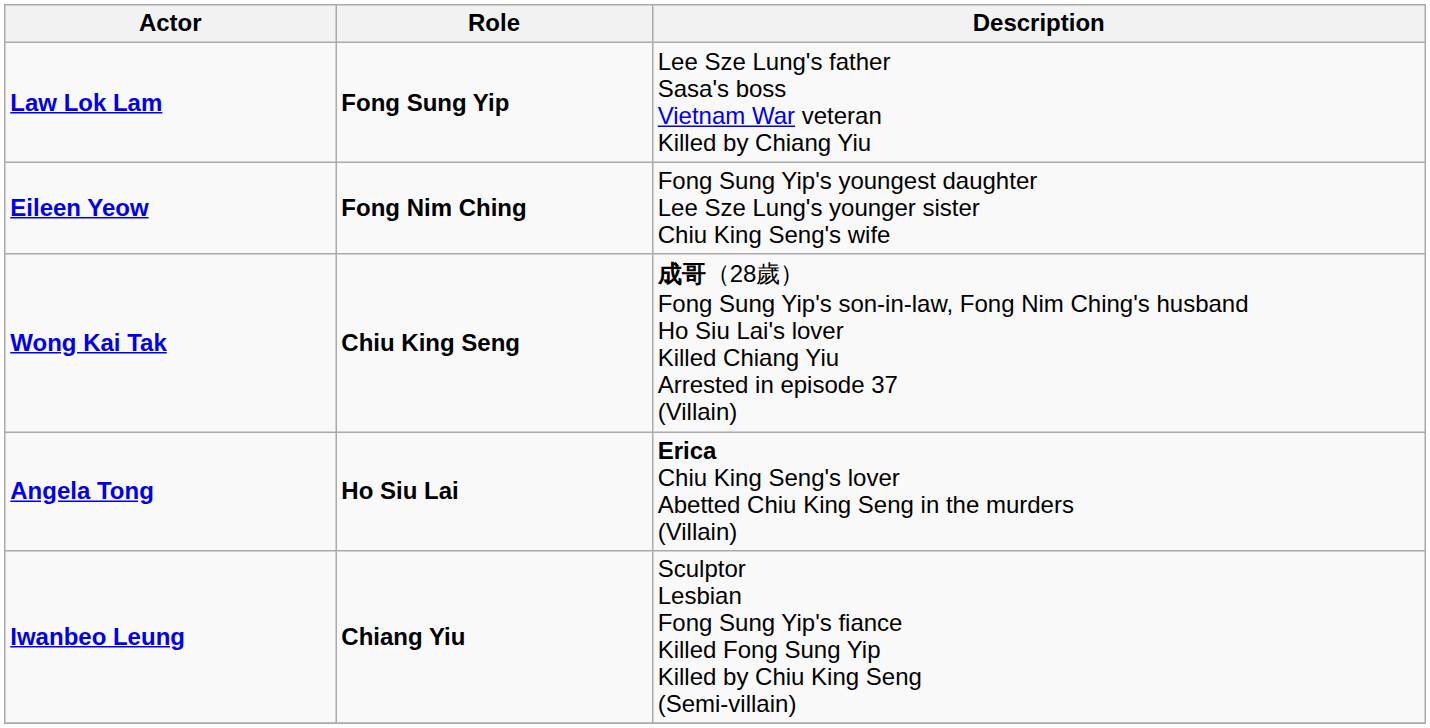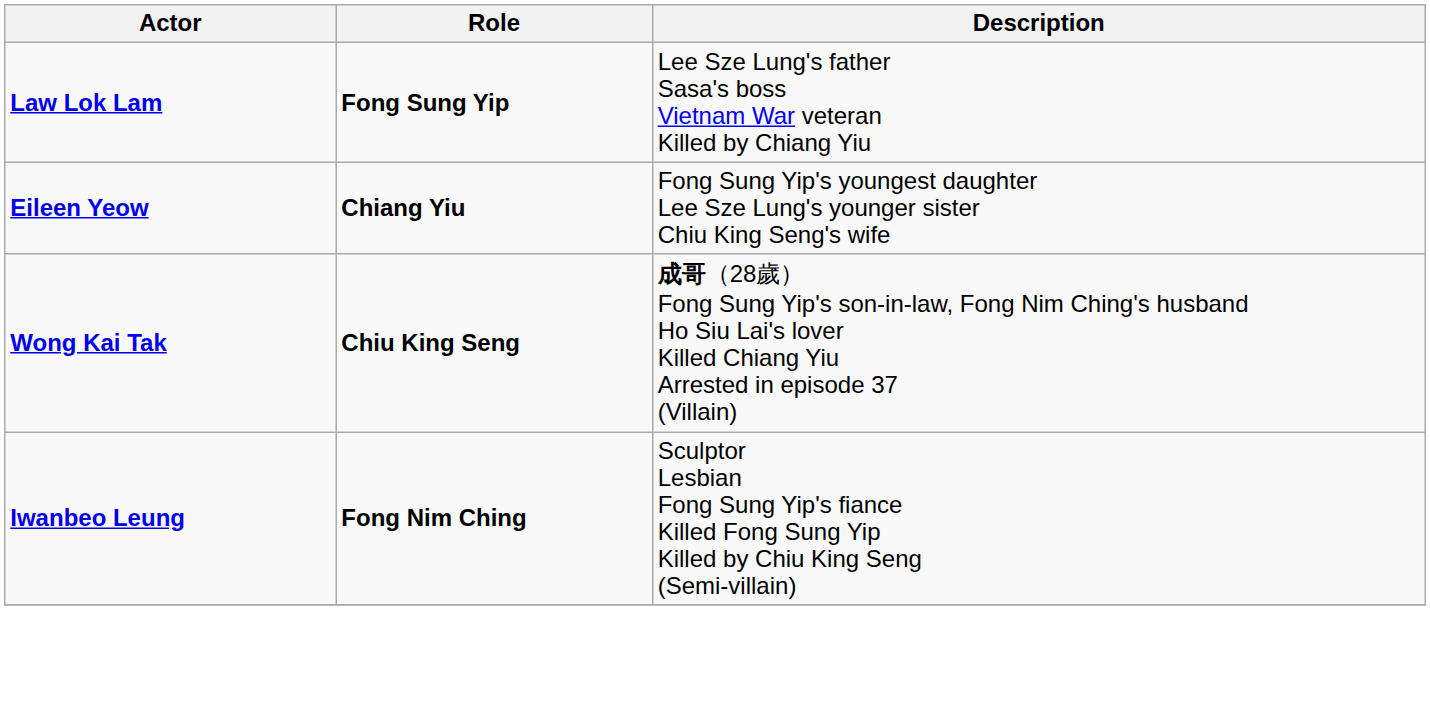(434, 207) Fong Nim Ching -> (403, 207) Chiang Yiu
- row: (82, 490)
(403, 636) Chiang Yiu -> (434, 517) Fong Nim Ching
